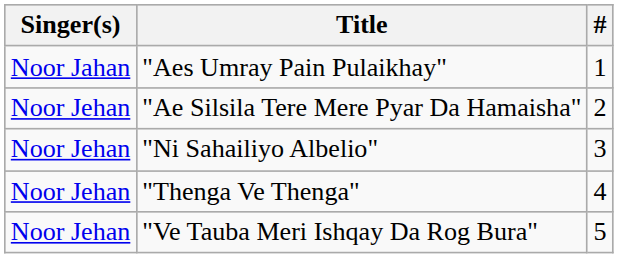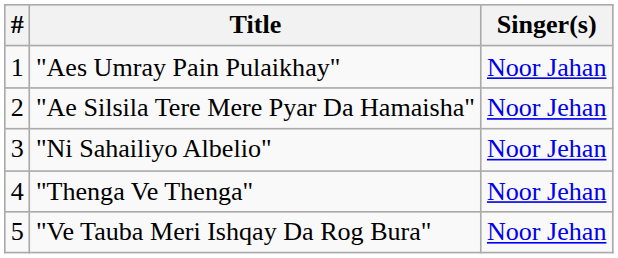columns swapped: (600, 25) <-> (71, 25)
